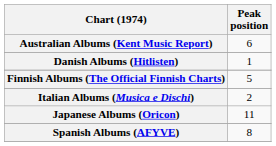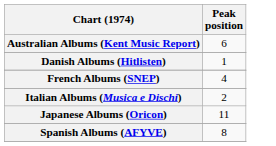- row: (116, 79)
+ row: (103, 79)
